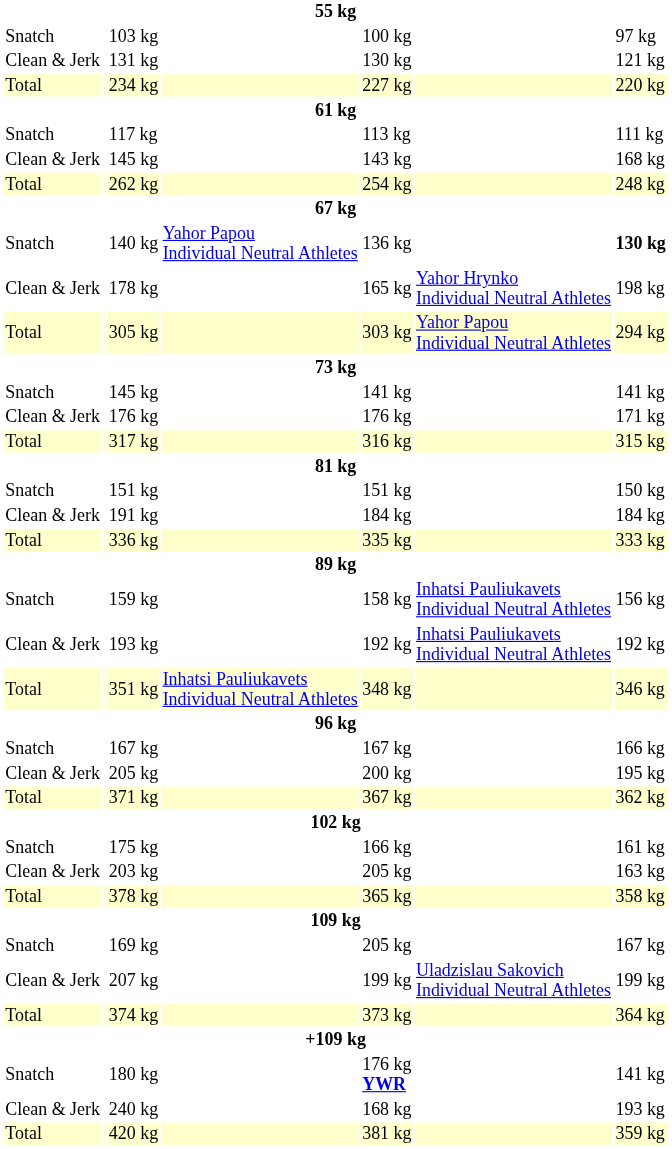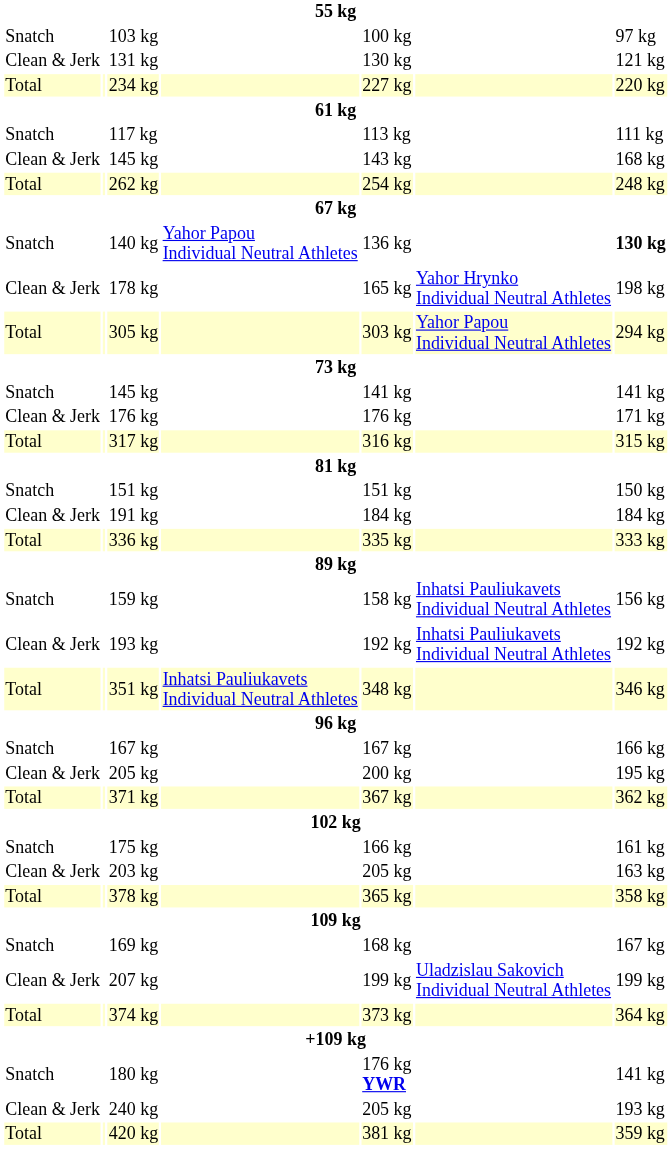(387, 945) 205 kg -> (387, 945) 168 kg
(387, 1108) 168 kg -> (387, 1108) 205 kg
